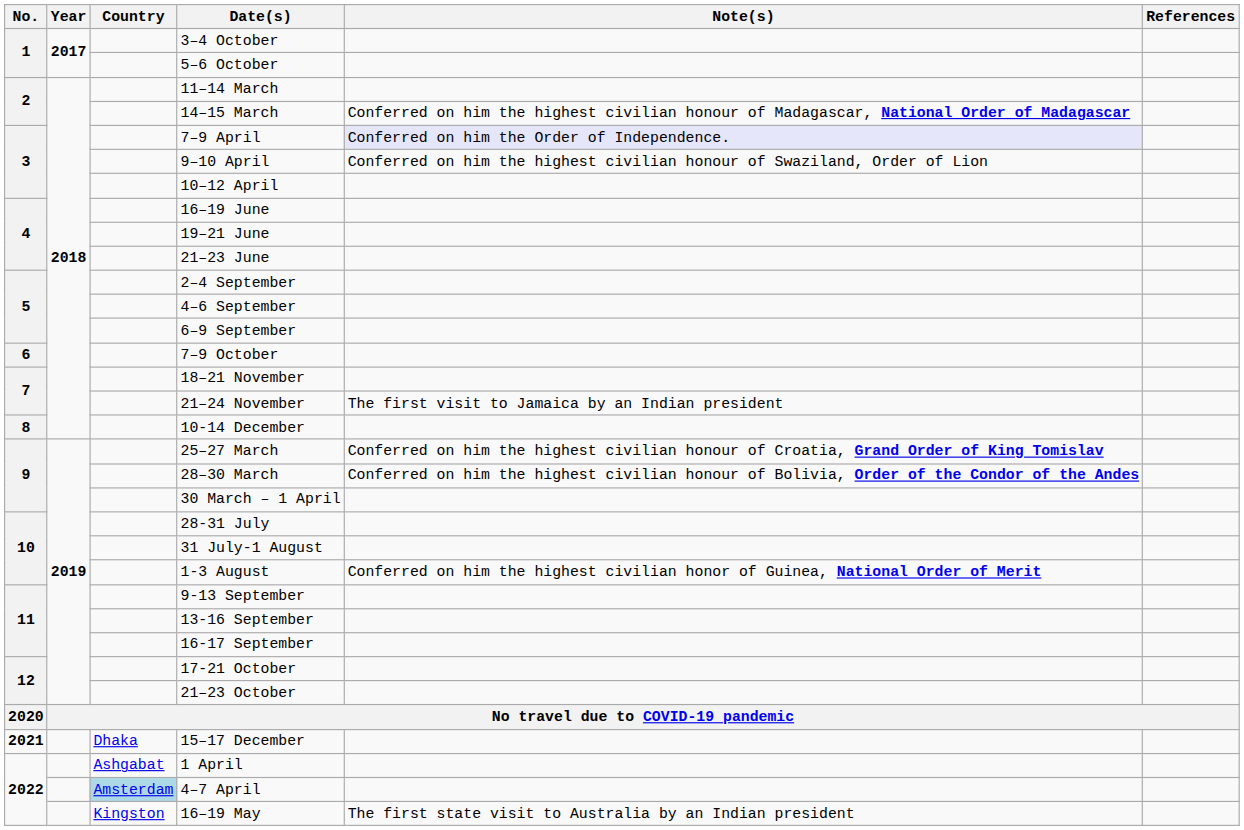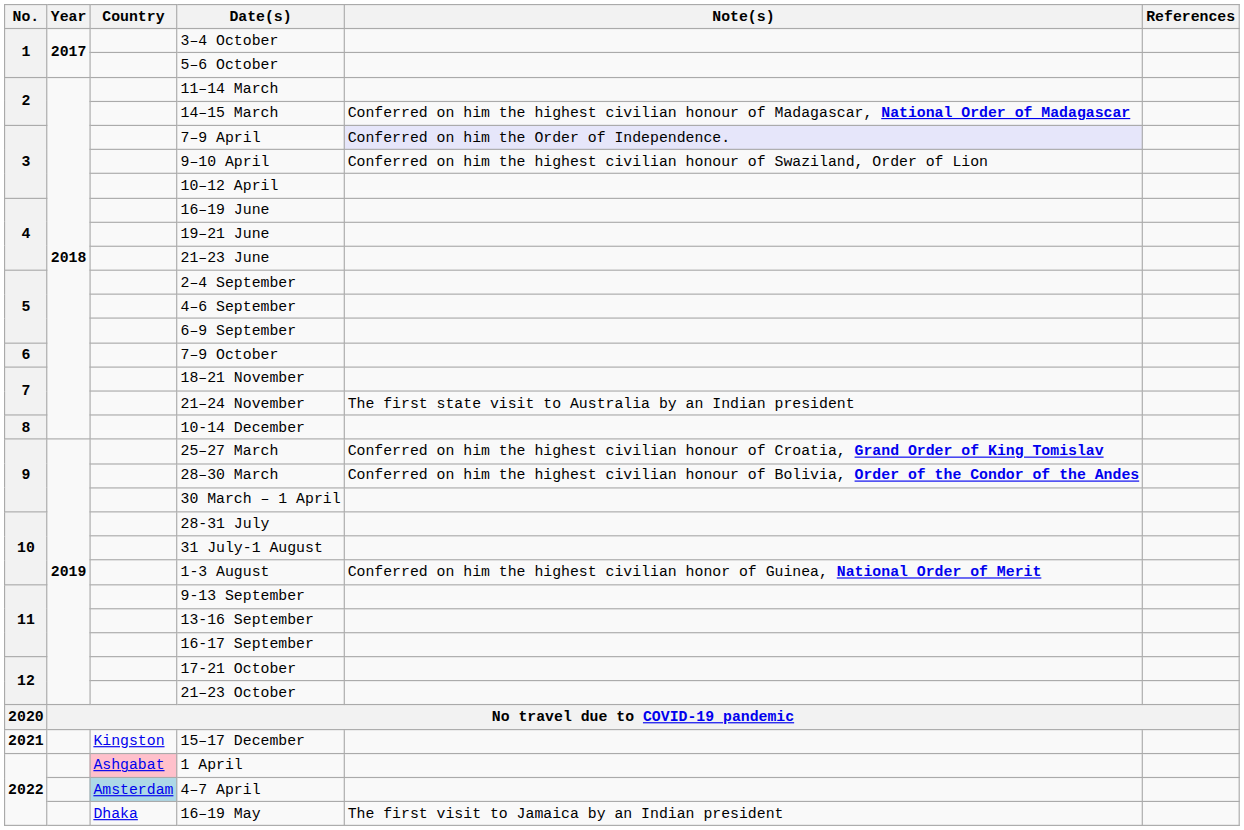(566, 403) The first visit to Jamaica by an Indian president -> (601, 403) The first state visit to Australia by an Indian president
(116, 741) Dhaka -> (129, 741) Kingston
(129, 765) no background -> (129, 765) pink background
(129, 814) Kingston -> (116, 814) Dhaka
(601, 814) The first state visit to Australia by an Indian president -> (566, 814) The first visit to Jamaica by an Indian president
